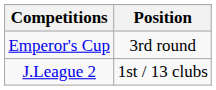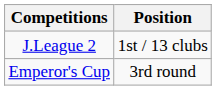rows swapped: (59, 71) <-> (59, 44)
